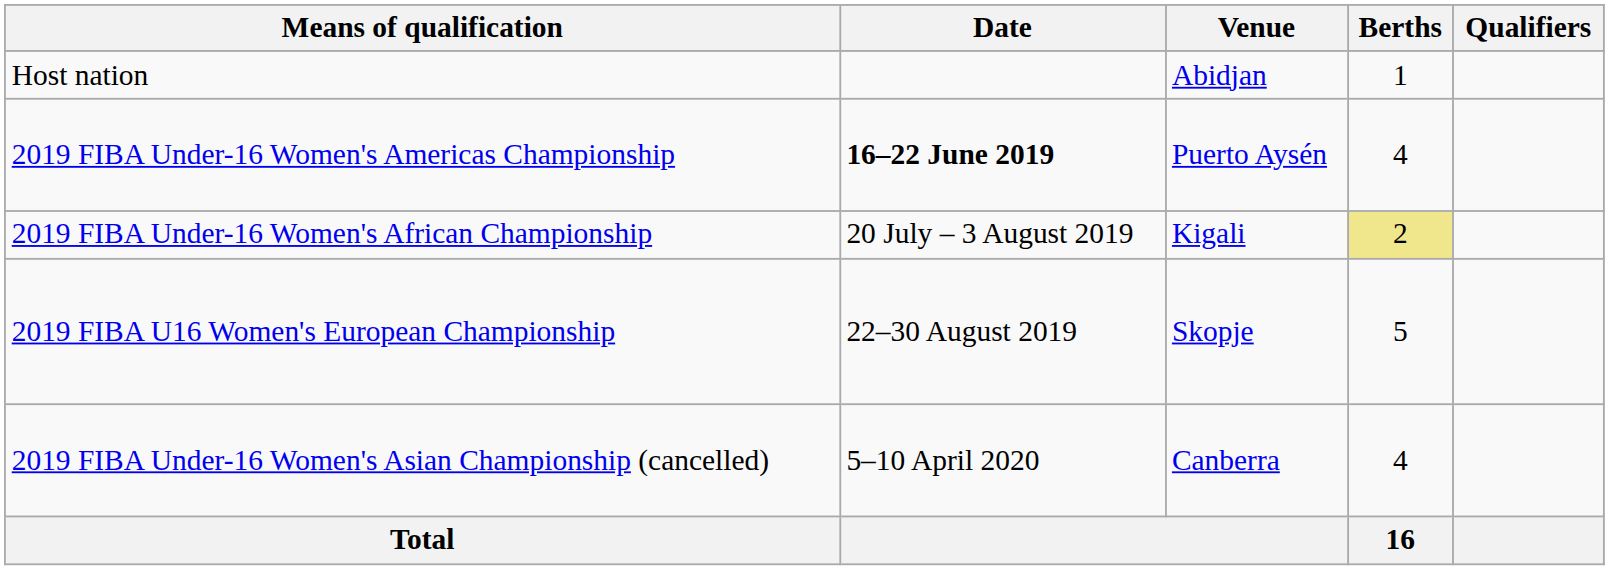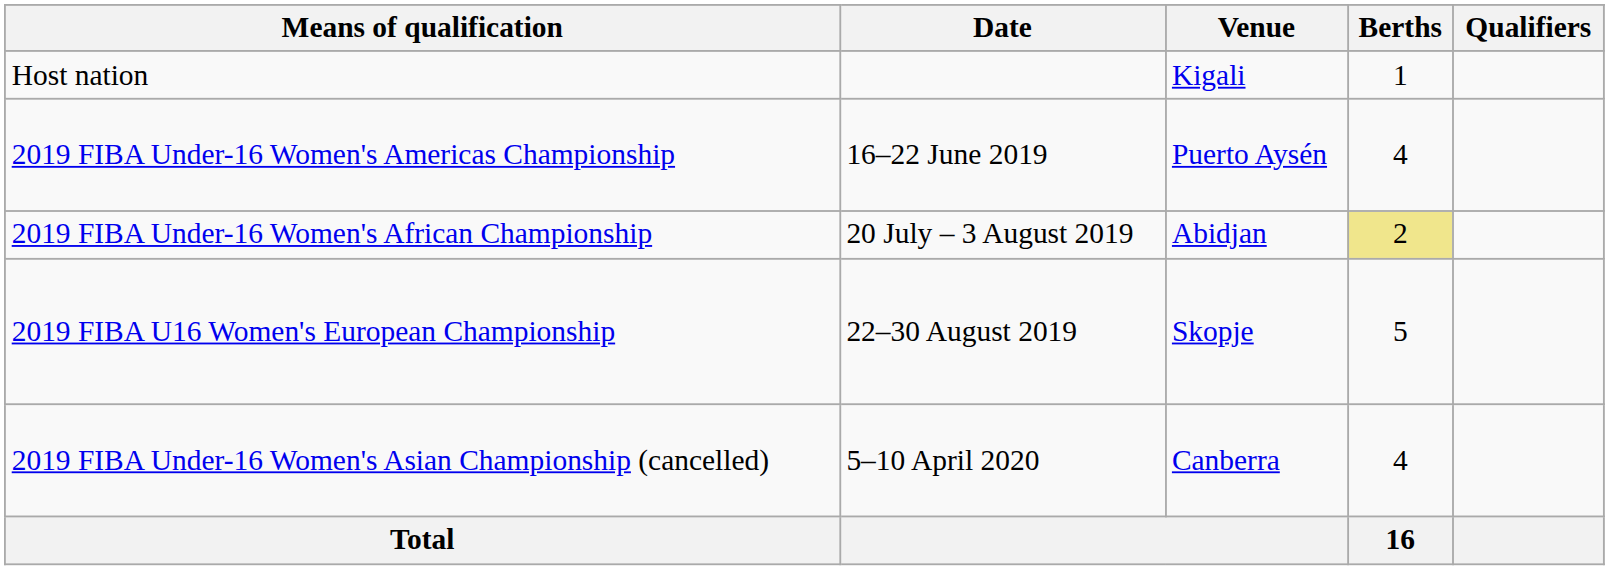(1219, 74) Abidjan -> (1209, 74) Kigali
(950, 154) bold -> (947, 154) normal
(1209, 234) Kigali -> (1219, 234) Abidjan
